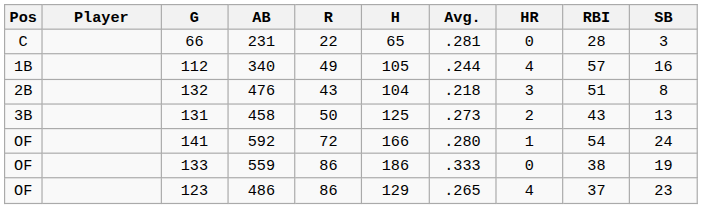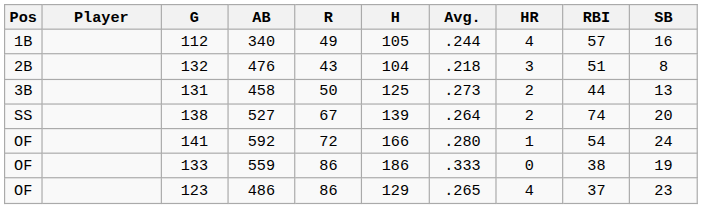- row: (194, 42)
(596, 116) 43 -> (596, 91) 44
+ row: (194, 116)
